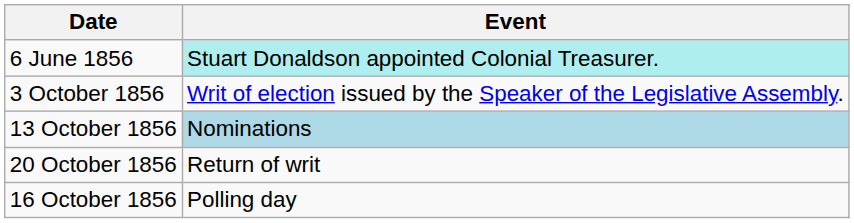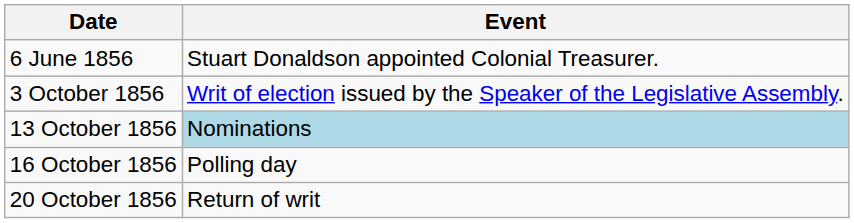(423, 57) paleturquoise background -> (423, 57) no background
rows swapped: (93, 199) <-> (93, 164)
